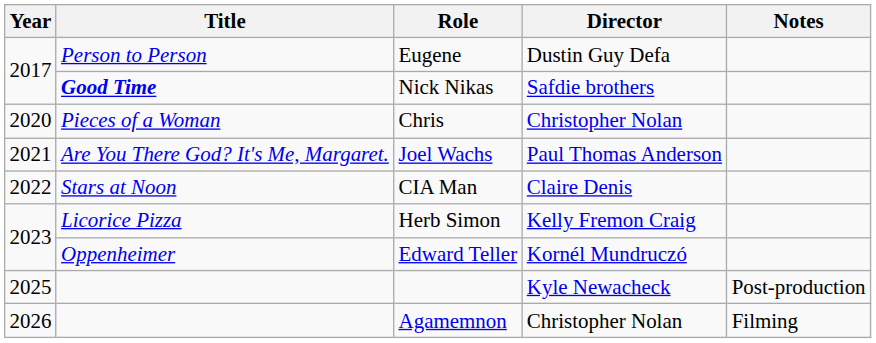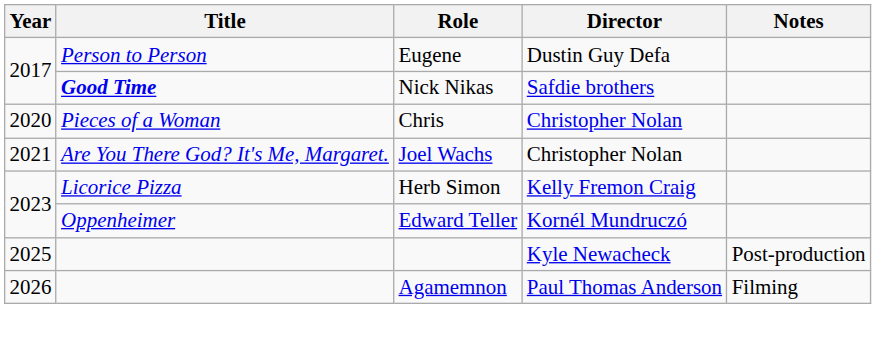(624, 154) Paul Thomas Anderson -> (605, 154) Christopher Nolan
- row: (438, 187)
(605, 320) Christopher Nolan -> (624, 287) Paul Thomas Anderson
